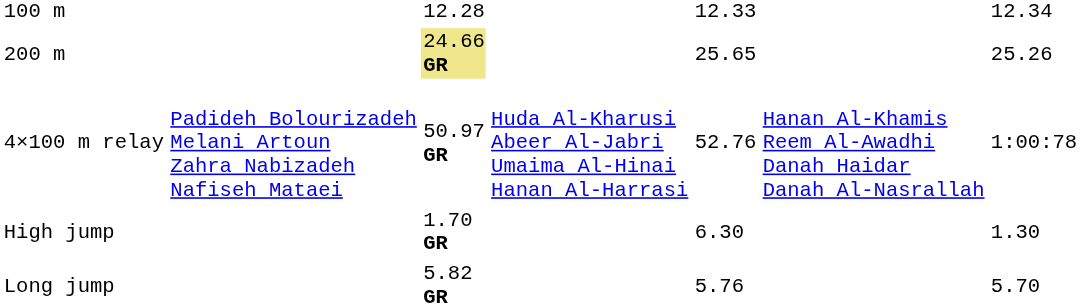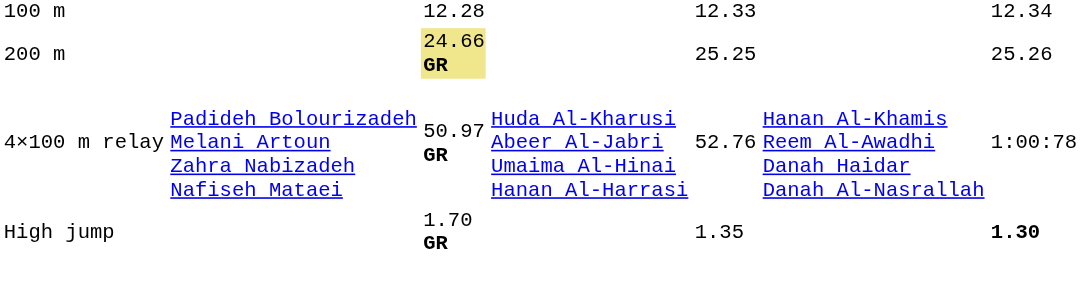(725, 53) 25.65 -> (725, 53) 25.25
(719, 232) 6.30 -> (719, 232) 1.35
(1016, 232) normal -> (1016, 232) bold
- row: (59, 286)
